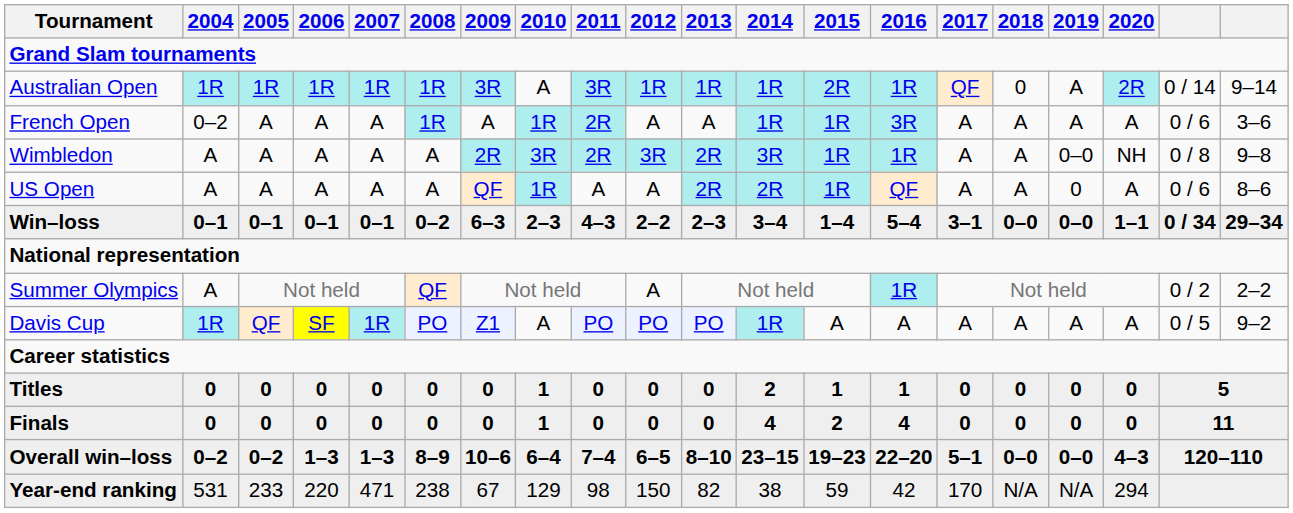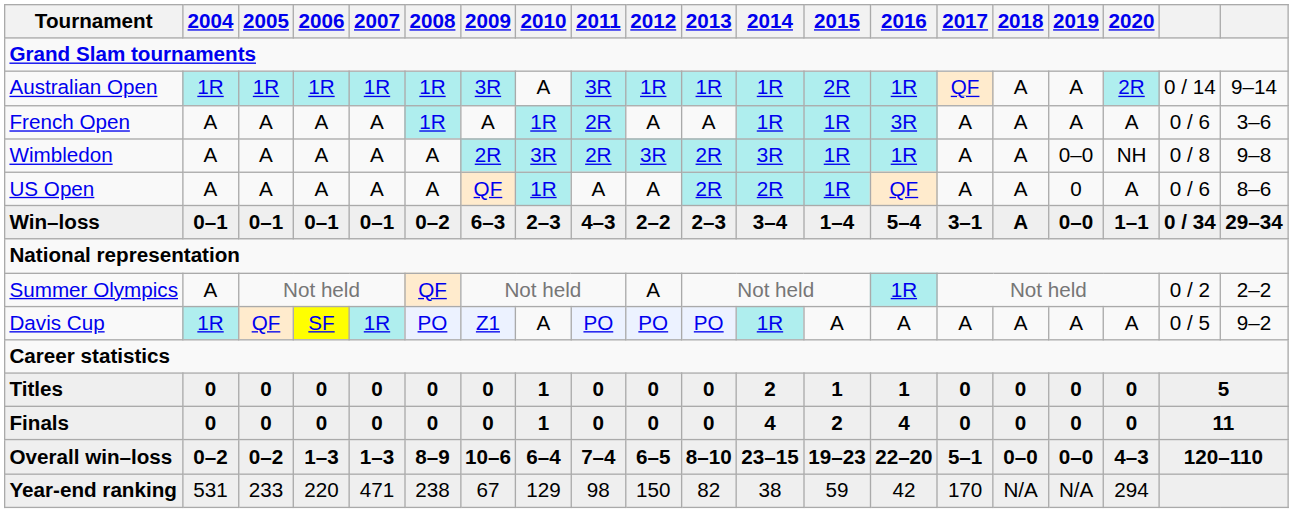(1021, 87) 0 -> (1021, 87) A
(211, 121) 0–2 -> (211, 121) A
(1021, 221) 0–0 -> (1021, 221) A
